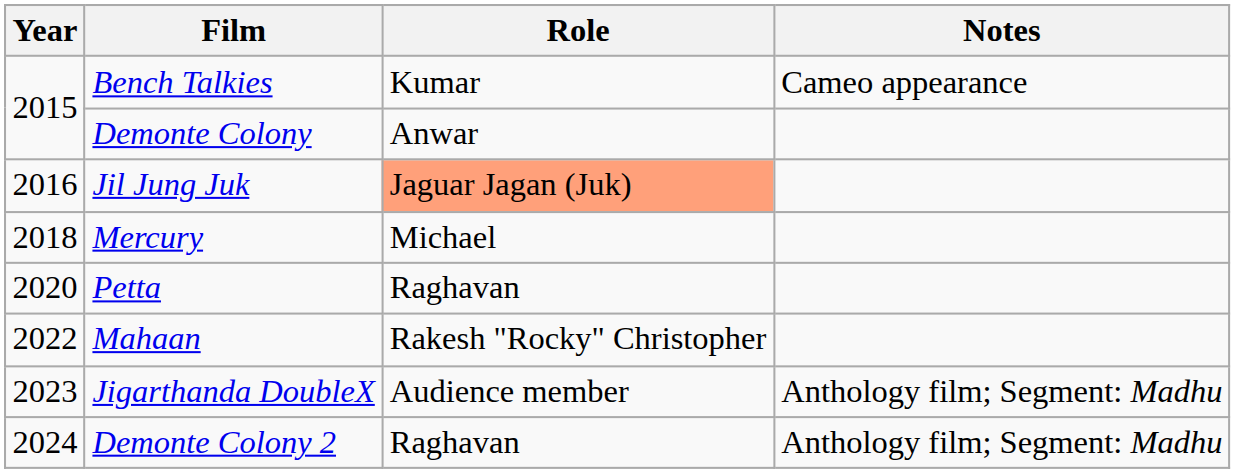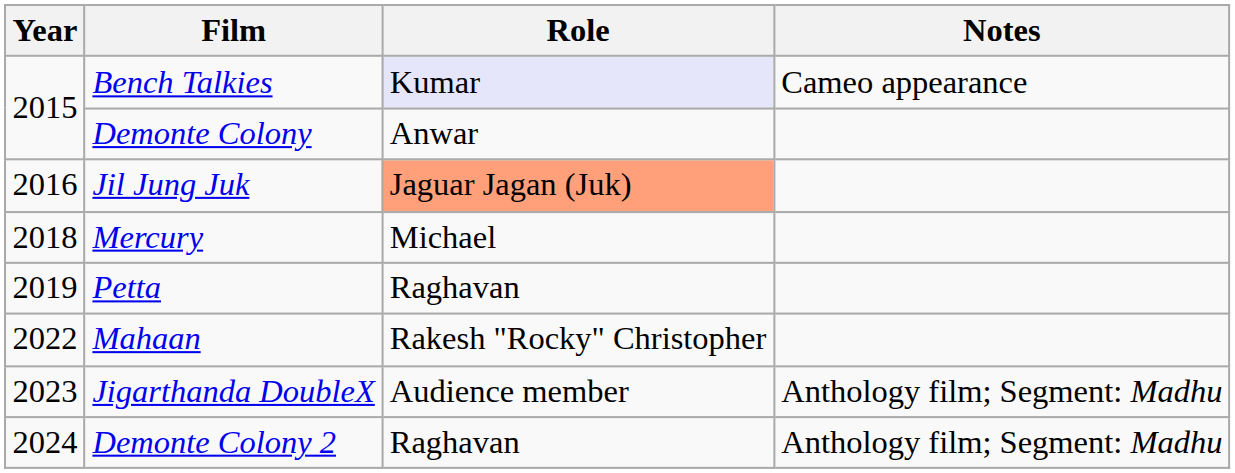(435, 81) no background -> (435, 81) lavender background
(45, 287) 2020 -> (45, 287) 2019
